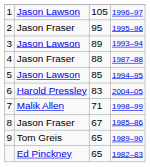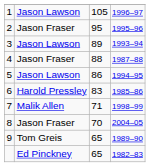(97, 75) 85 -> (97, 75) 86
(127, 91) 2004–05 -> (127, 91) 1985–86
(97, 122) 67 -> (97, 122) 70
(127, 122) 1985–86 -> (127, 122) 2004–05
